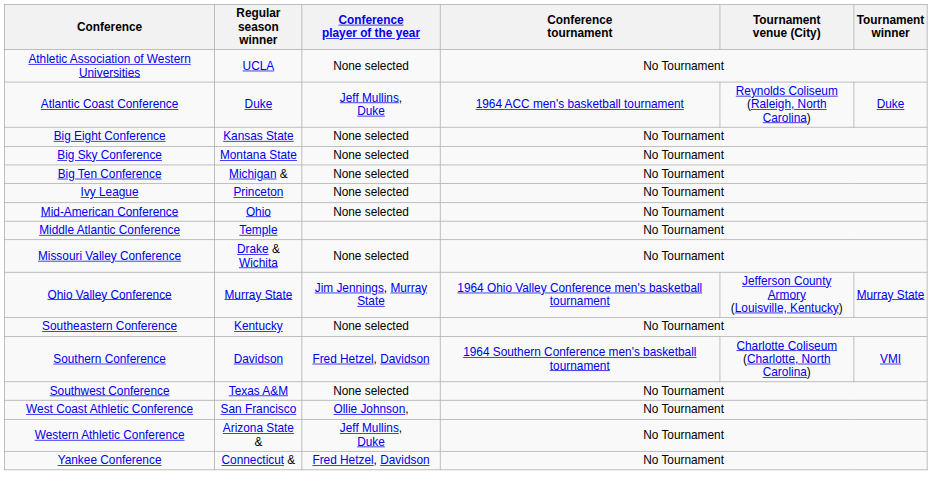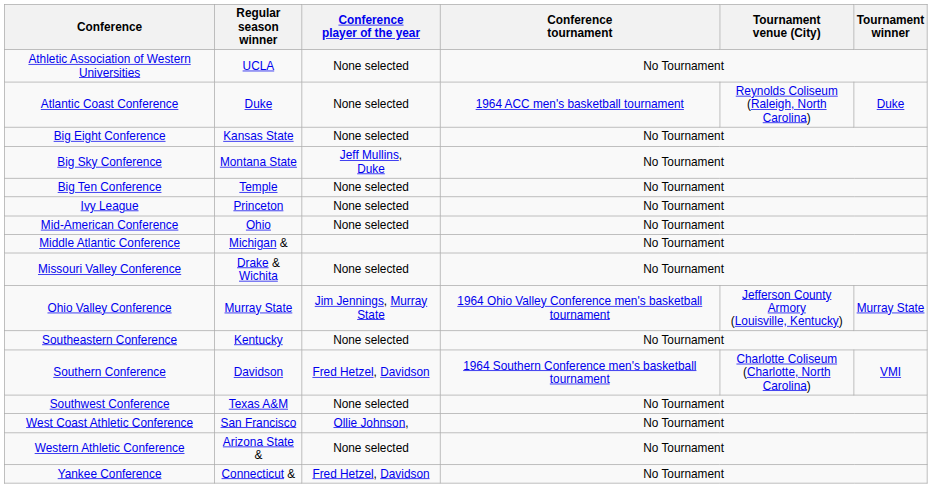(371, 104) Jeff Mullins, Duke -> (371, 104) None selected
(371, 155) None selected -> (371, 162) Jeff Mullins, Duke
(258, 174) Michigan & -> (258, 187) Temple
(258, 230) Temple -> (258, 244) Michigan &
(371, 435) Jeff Mullins, Duke -> (371, 448) None selected
